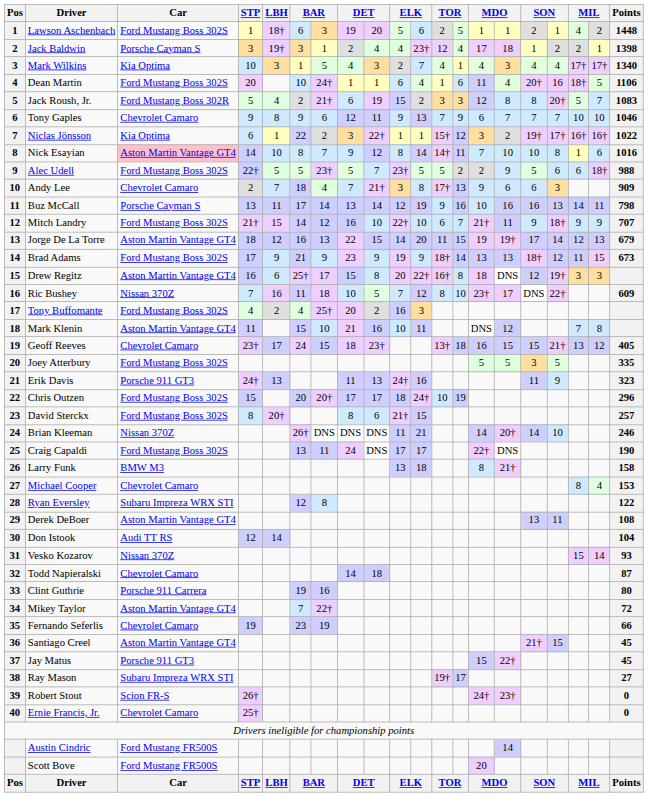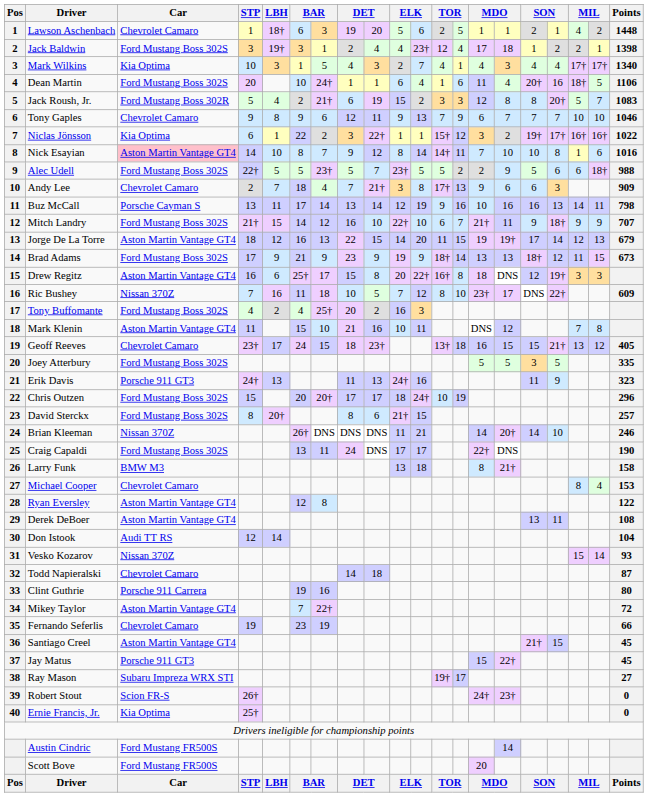(174, 30) Ford Mustang Boss 302S -> (159, 30) Chevrolet Camaro
(160, 47) Porsche Cayman S -> (174, 47) Ford Mustang Boss 302S
(177, 502) Subaru Impreza WRX STI -> (178, 502) Aston Martin Vantage GT4
(159, 712) Chevrolet Camaro -> (145, 712) Kia Optima
